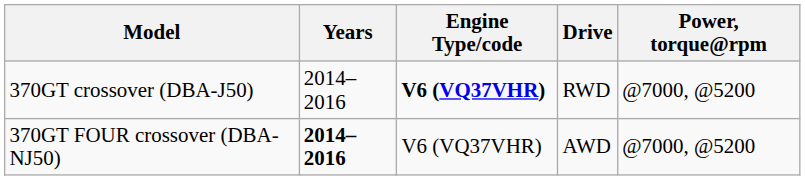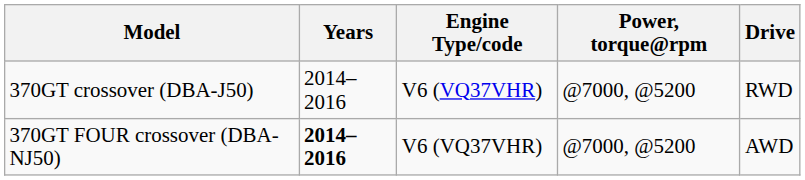columns swapped: (709, 32) <-> (588, 32)
(473, 89) bold -> (472, 89) normal
